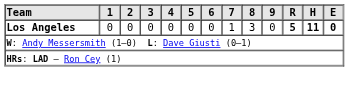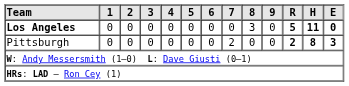(232, 28) 1 -> (232, 28) 0
+ row: (38, 43)
